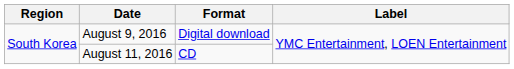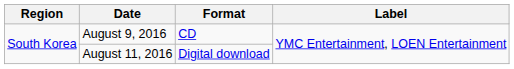(224, 34) Digital download -> (187, 34) CD
(187, 53) CD -> (224, 53) Digital download
